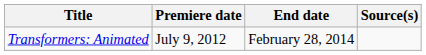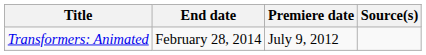columns swapped: (198, 15) <-> (301, 15)
